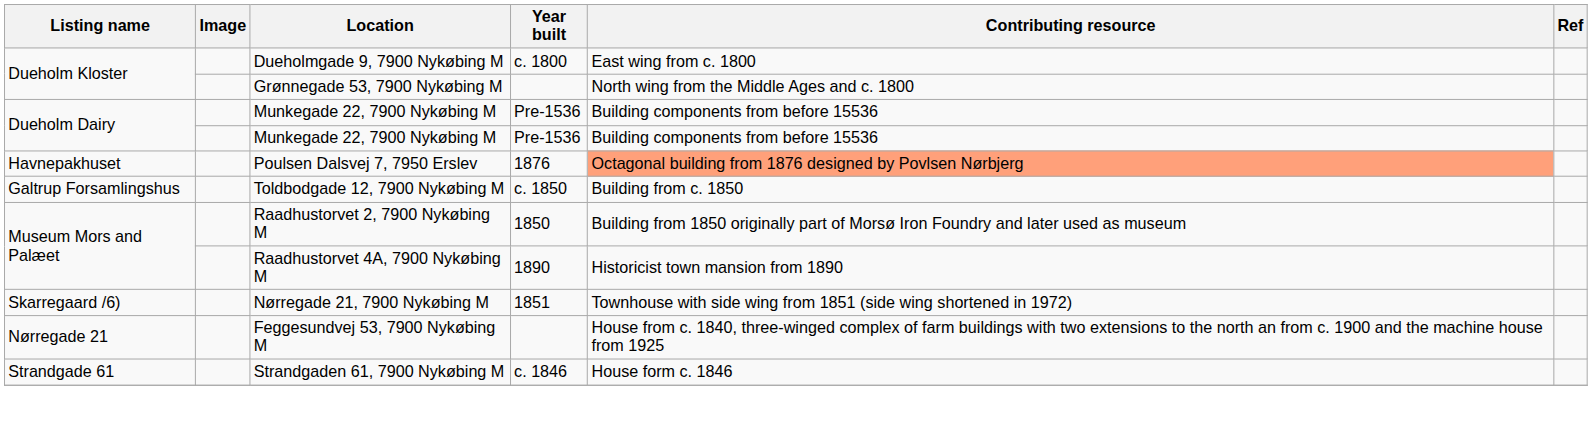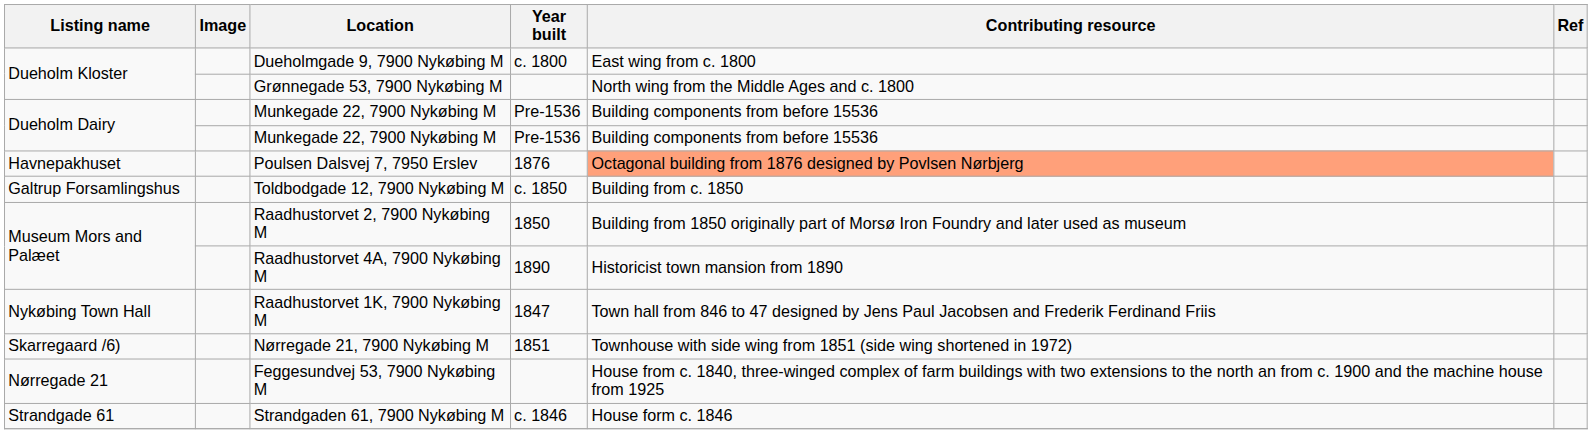+ row: (377, 311)
